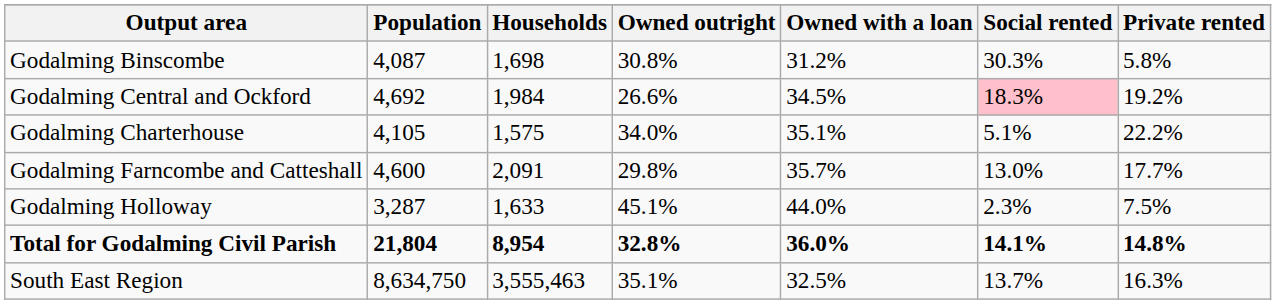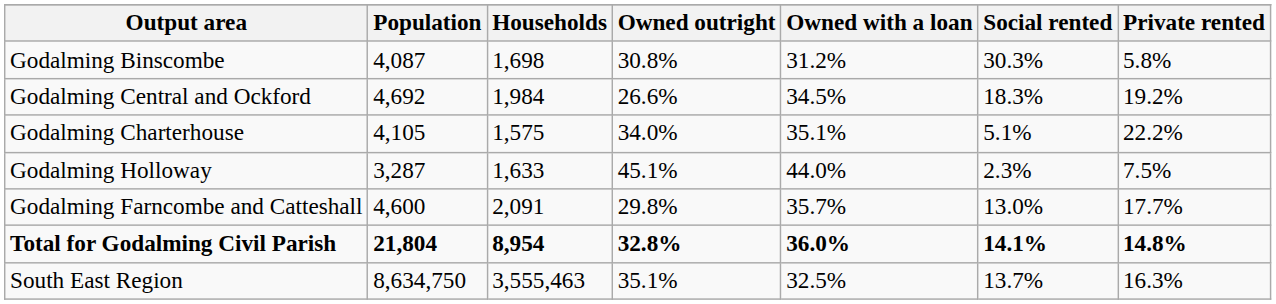(1013, 96) pink background -> (1013, 96) no background
rows swapped: (186, 170) <-> (111, 206)
